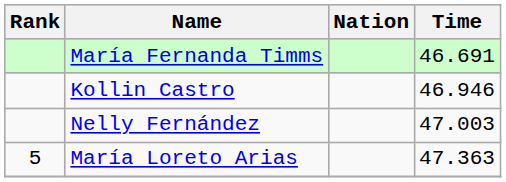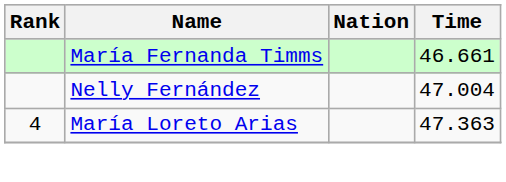(457, 56) 46.691 -> (457, 56) 46.661
- row: (153, 91)
(457, 125) 47.003 -> (457, 91) 47.004
(35, 159) 5 -> (35, 125) 4
